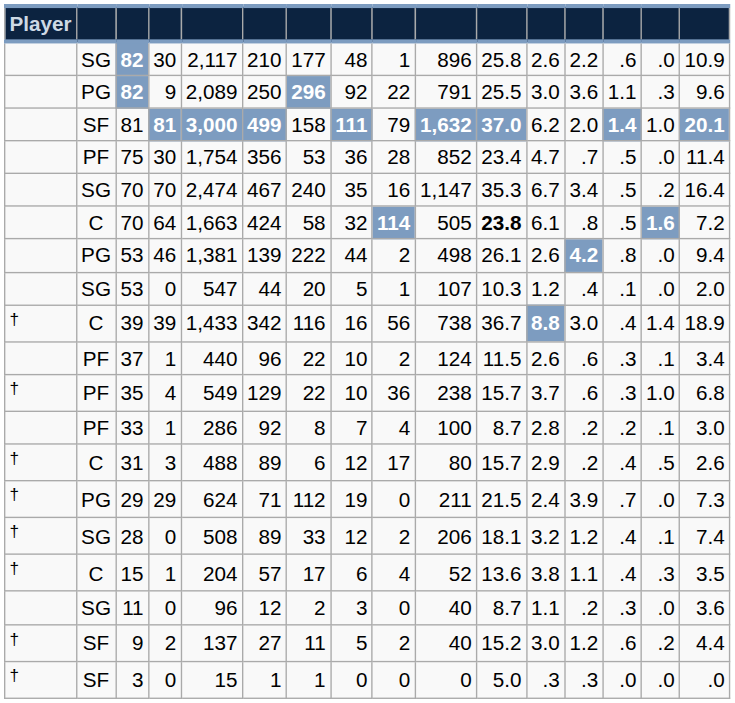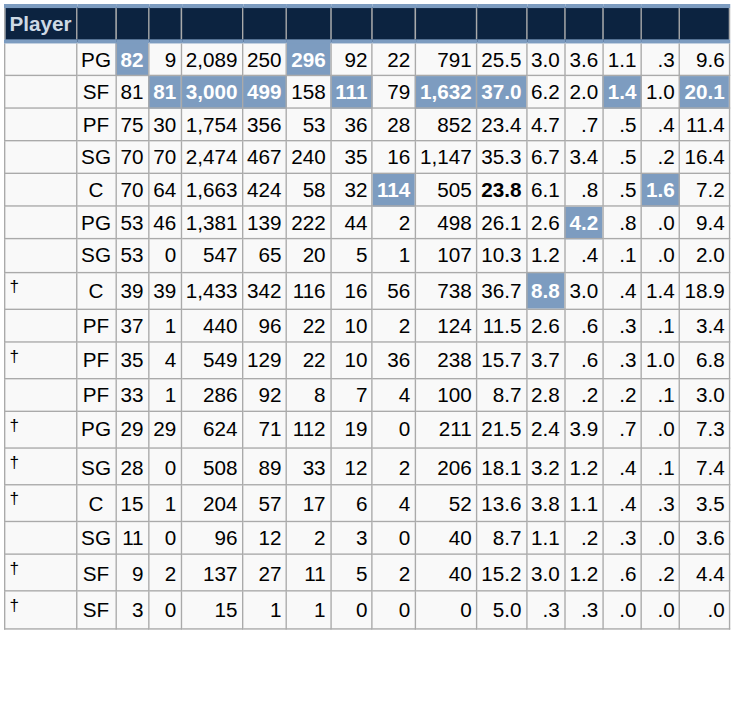- row: (132, 59)
(666, 158) .0 -> (666, 125) .4
(270, 288) 44 -> (270, 256) 65
- row: (132, 463)
